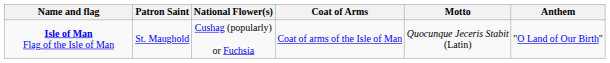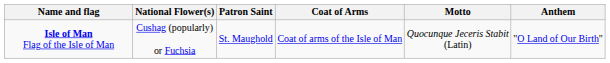columns swapped: (162, 12) <-> (233, 12)
